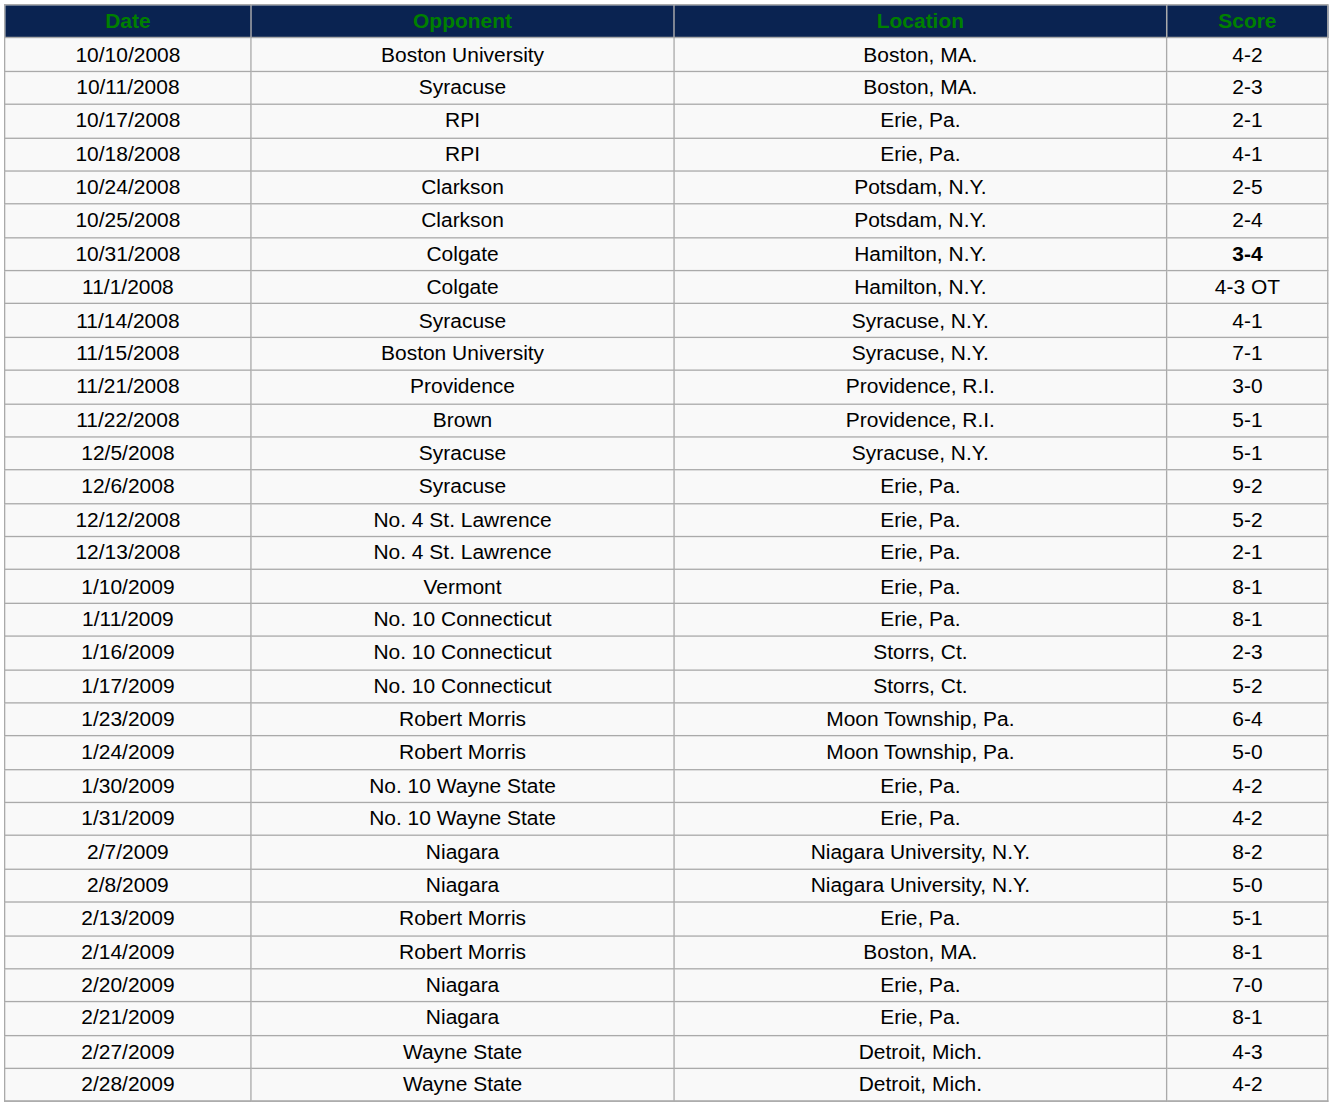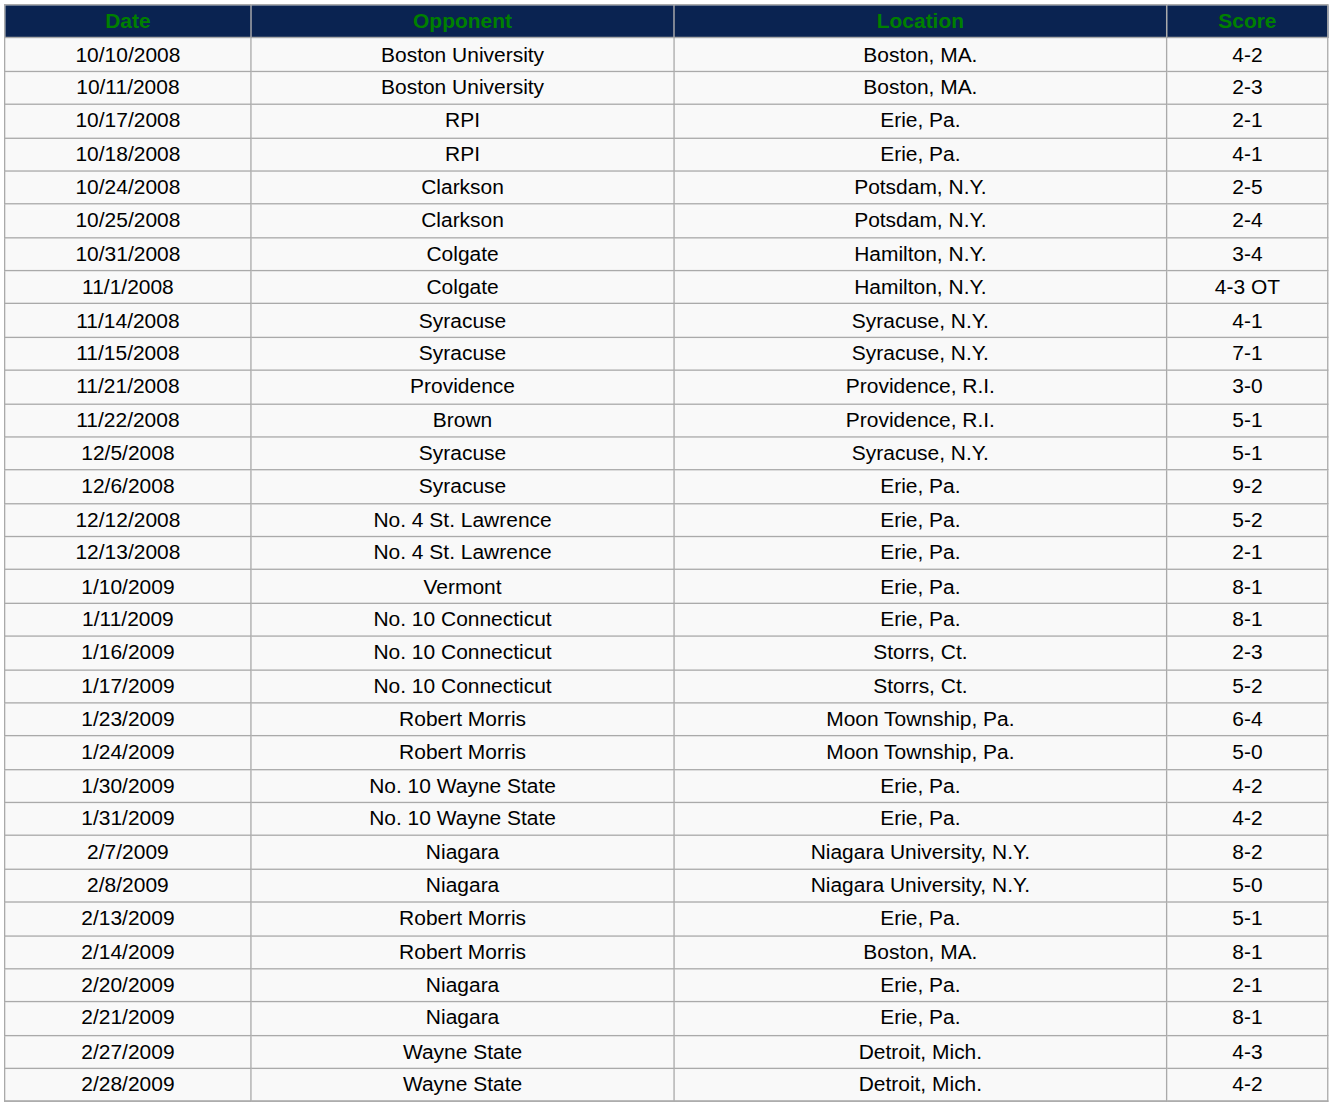(463, 87) Syracuse -> (463, 87) Boston University
(1247, 253) bold -> (1247, 253) normal
(463, 353) Boston University -> (463, 353) Syracuse
(1247, 985) 7-0 -> (1247, 985) 2-1
